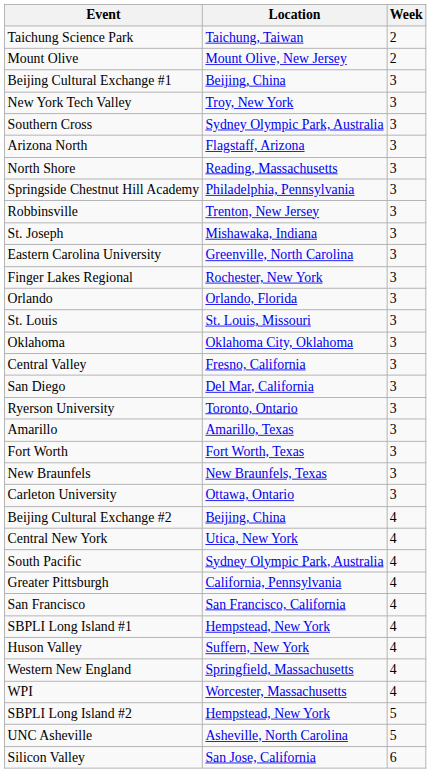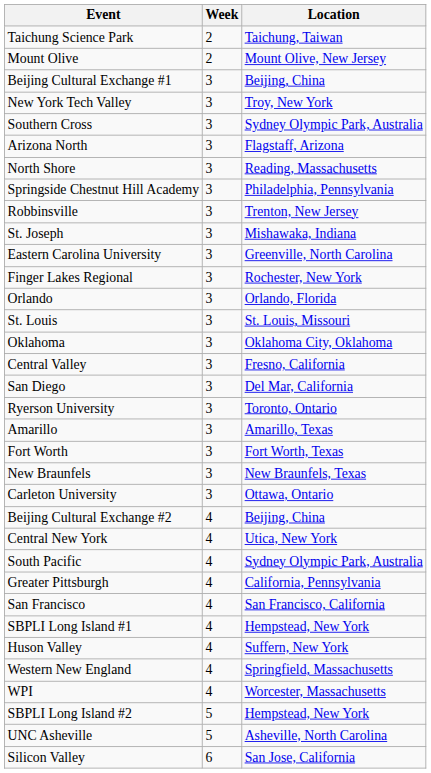columns swapped: (406, 15) <-> (294, 15)
